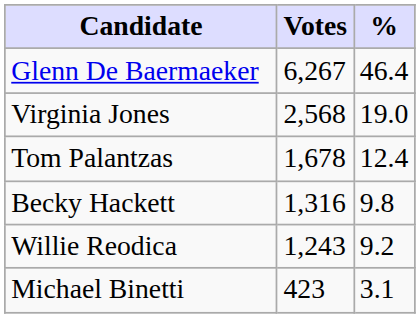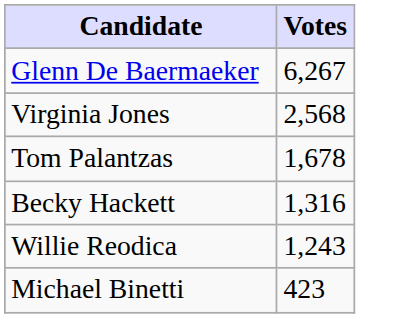- column: (384, 26)
